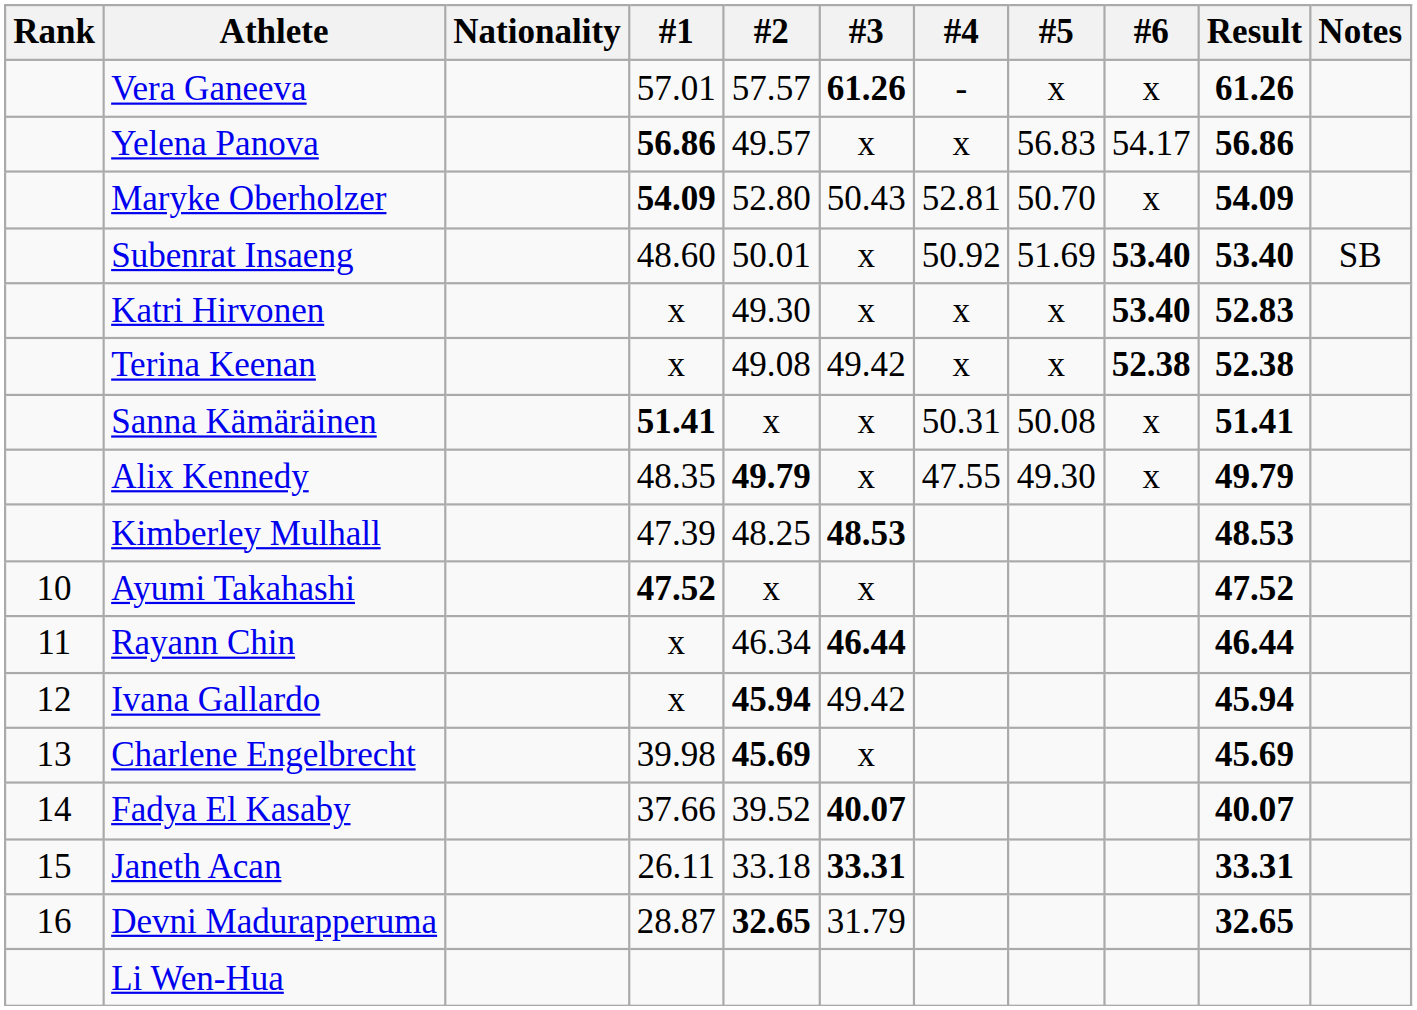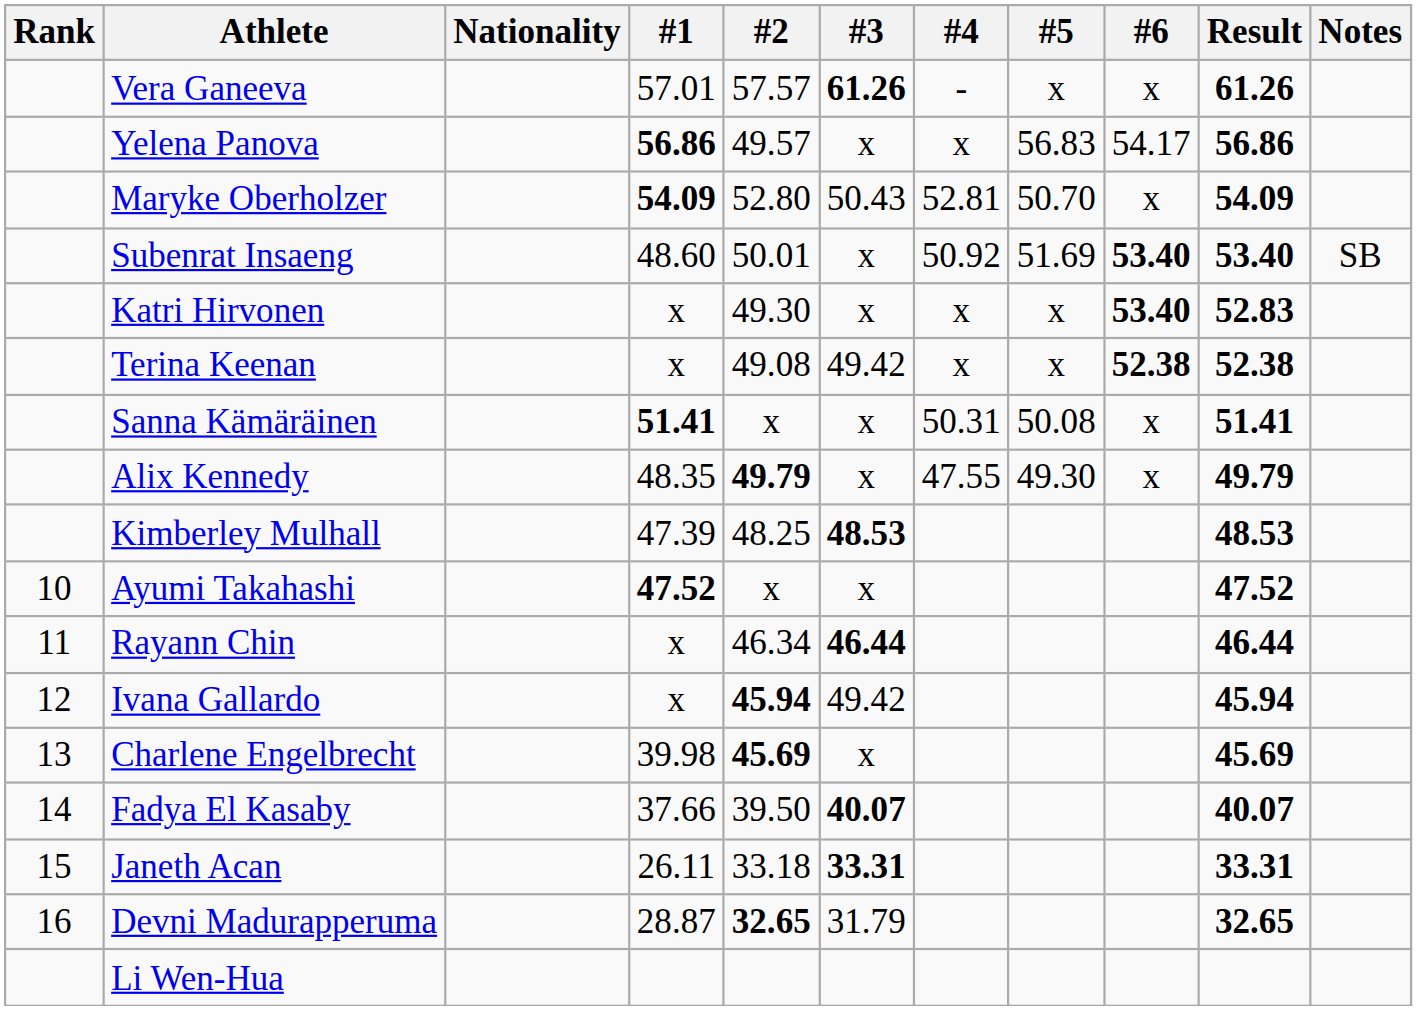(771, 810) 39.52 -> (771, 810) 39.50
